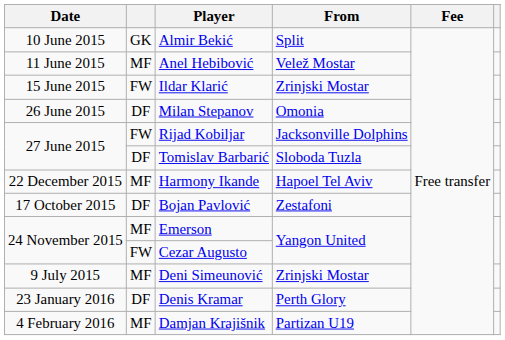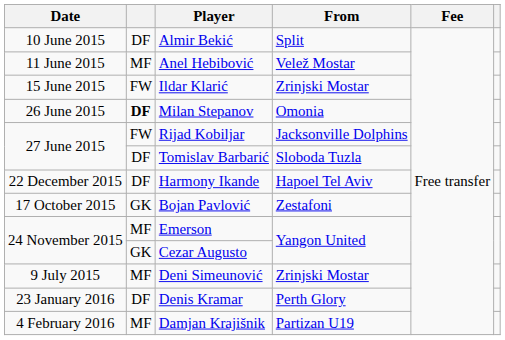(141, 39) GK -> (141, 39) DF
(141, 110) normal -> (141, 110) bold
(141, 181) MF -> (141, 181) DF
(141, 205) DF -> (141, 205) GK
(141, 252) FW -> (141, 252) GK
